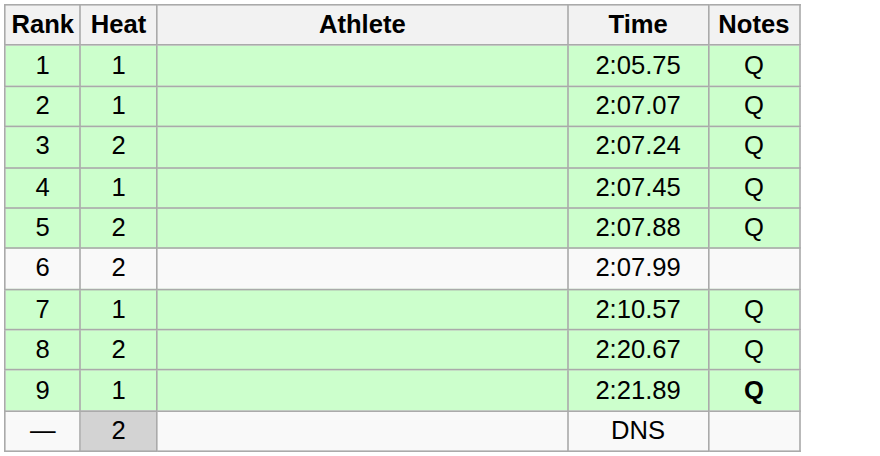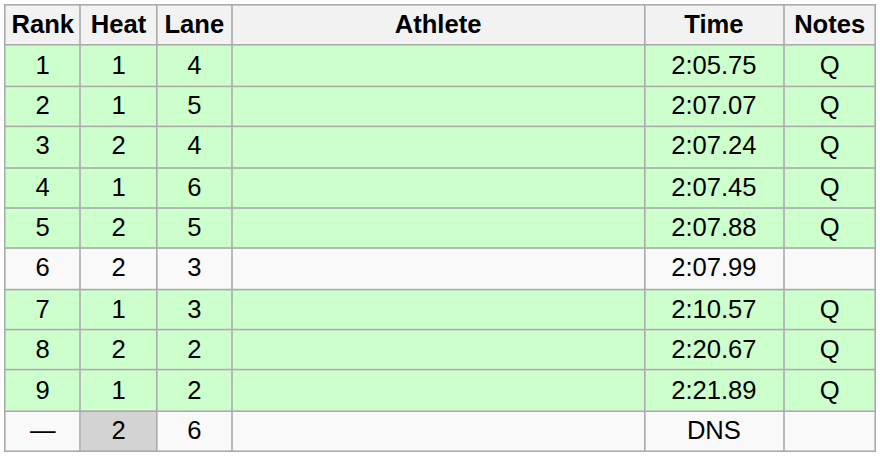+ column: (194, 24)
(754, 390) bold -> (830, 390) normal
